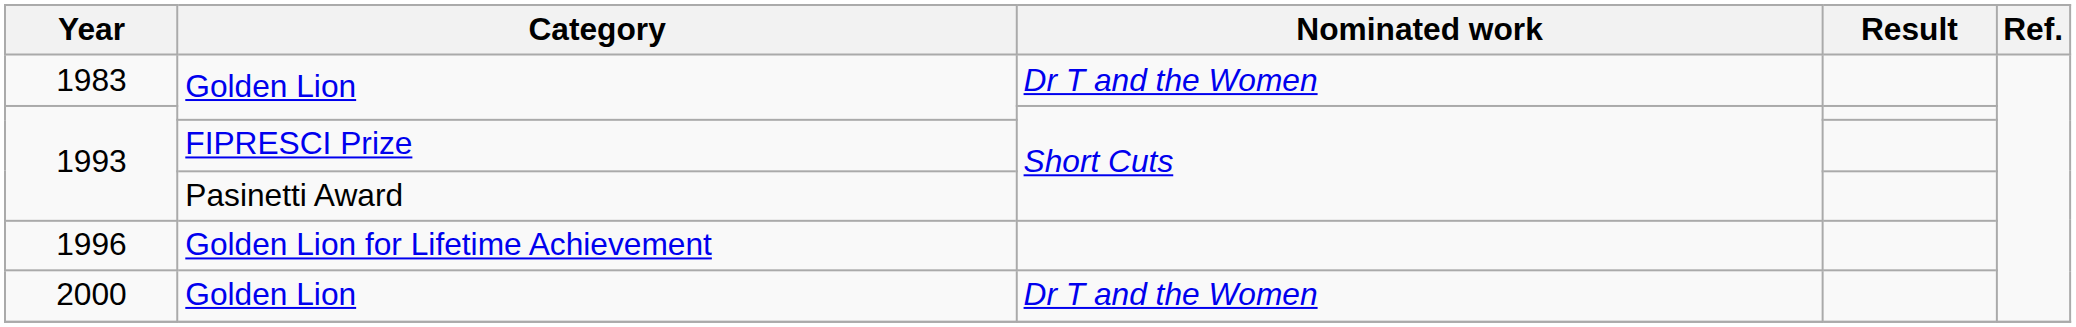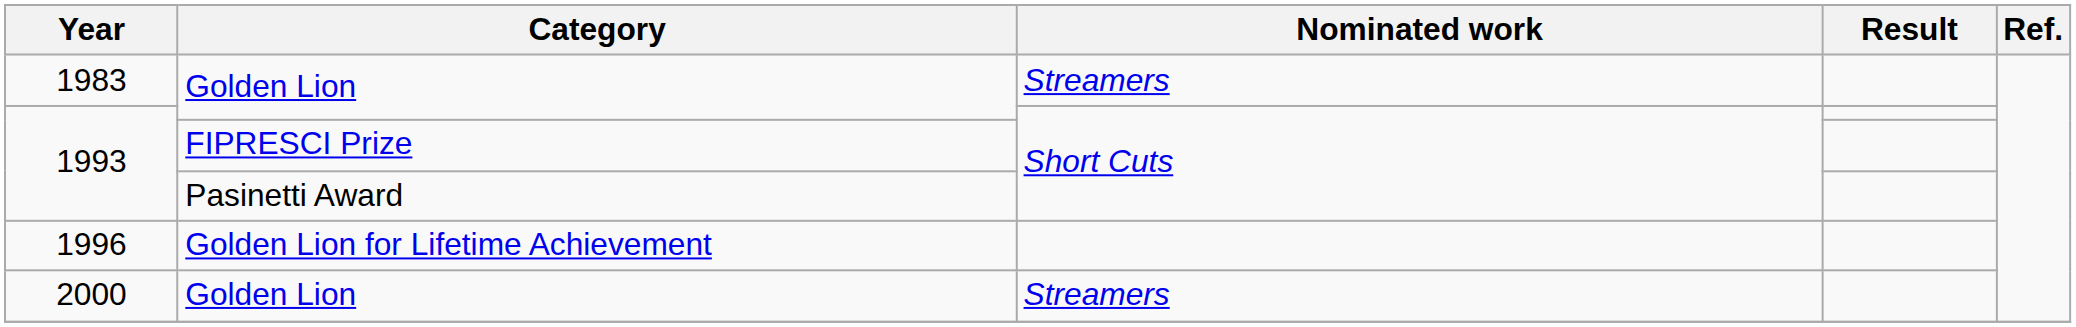(1171, 79) Dr T and the Women -> (1097, 79) Streamers
(1171, 295) Dr T and the Women -> (1097, 295) Streamers
